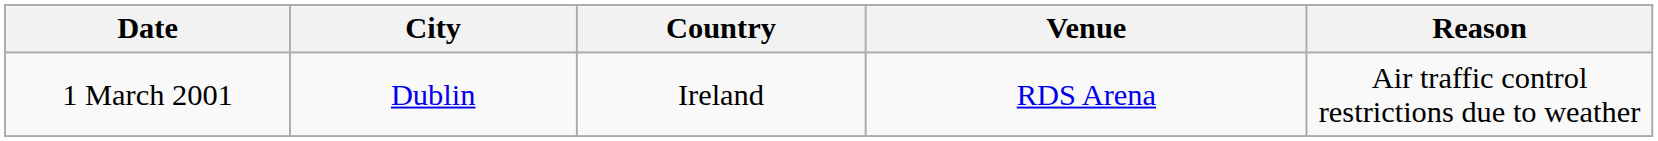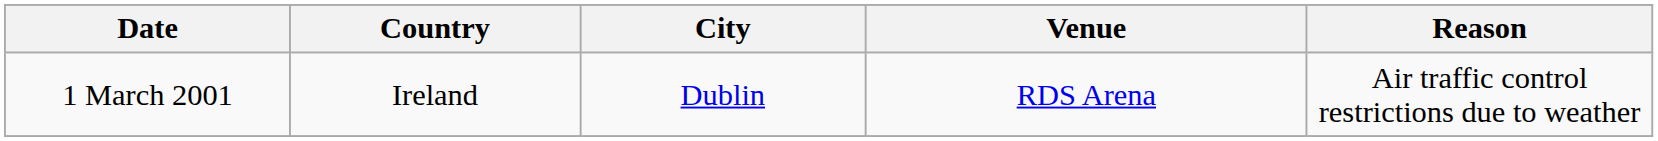columns swapped: (433, 28) <-> (721, 28)
